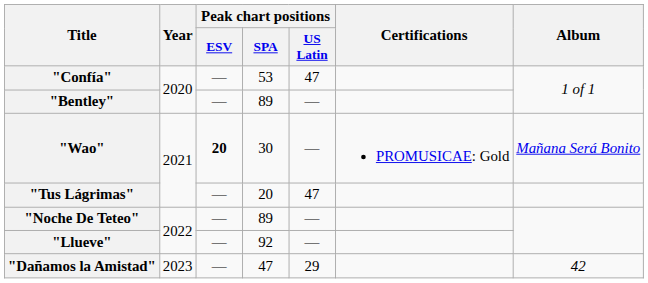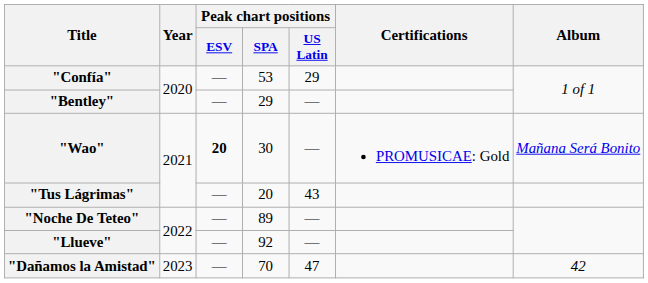(312, 77) 47 -> (312, 77) 29
(266, 101) 89 -> (266, 101) 29
(312, 195) 47 -> (312, 195) 43
(266, 265) 47 -> (266, 265) 70
(312, 265) 29 -> (312, 265) 47
